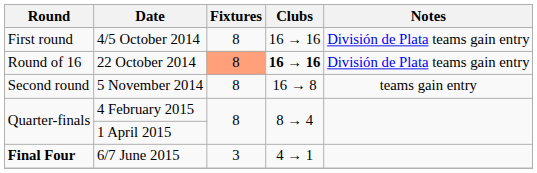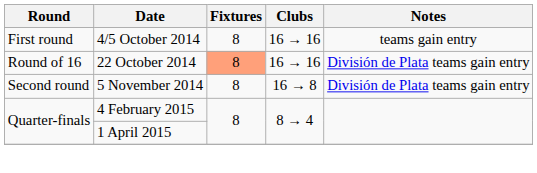(428, 39) División de Plata teams gain entry -> (428, 39) teams gain entry
(295, 62) bold -> (295, 62) normal
(428, 86) teams gain entry -> (428, 86) División de Plata teams gain entry
- row: (138, 156)
